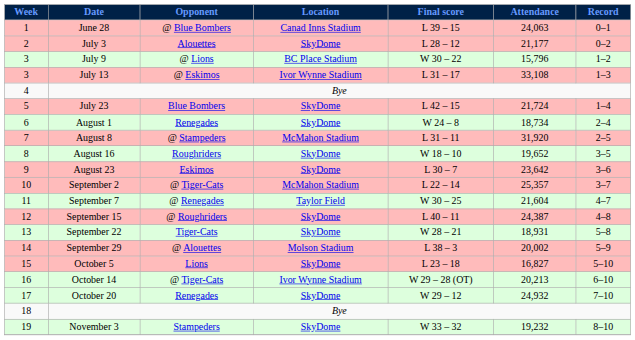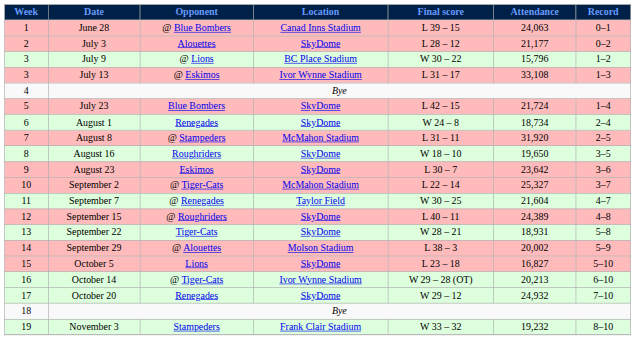(535, 153) 19,652 -> (535, 153) 19,650
(535, 185) 25,357 -> (535, 185) 25,327
(535, 216) 24,387 -> (535, 216) 24,389
(321, 327) SkyDome -> (321, 327) Frank Clair Stadium
